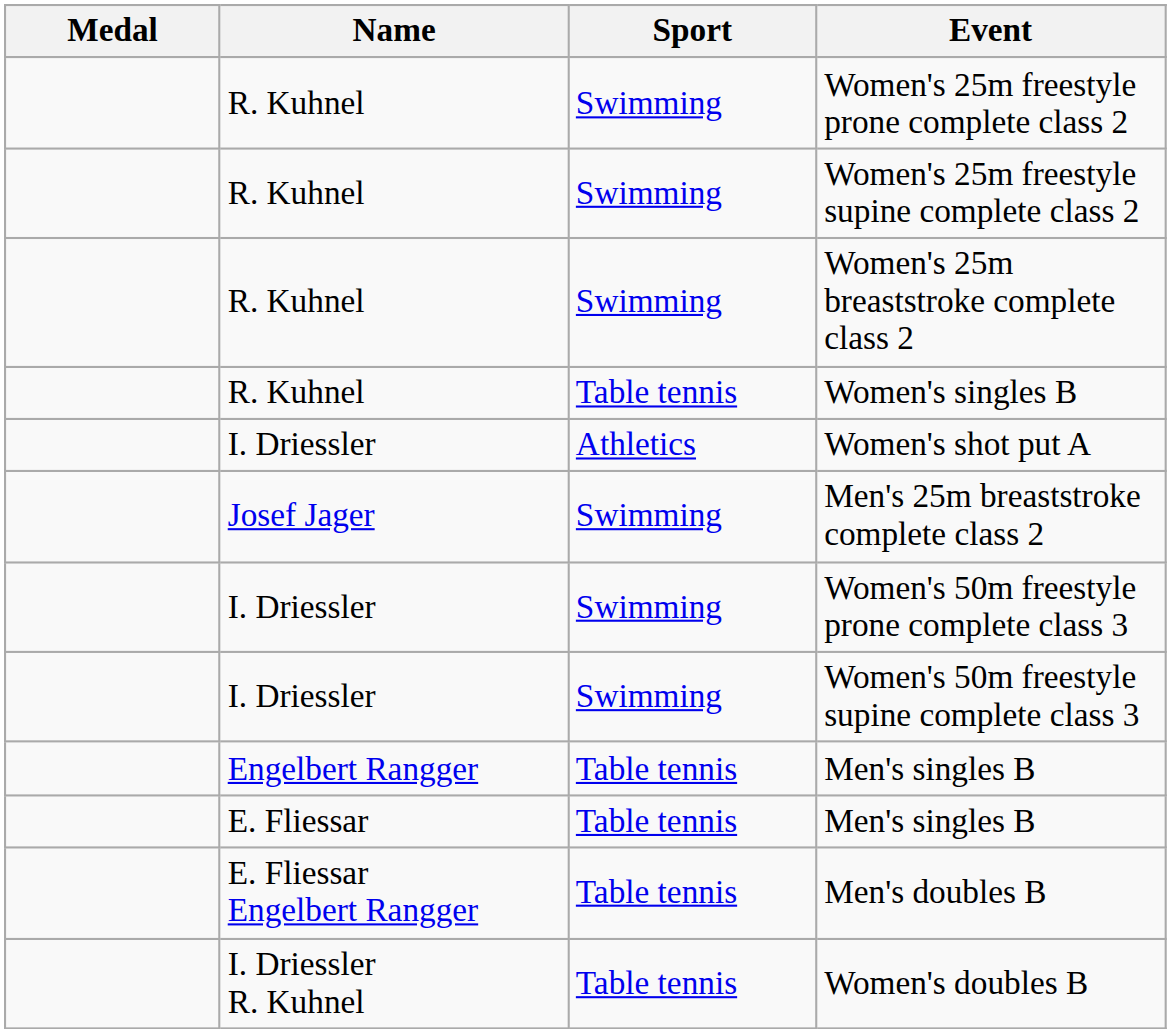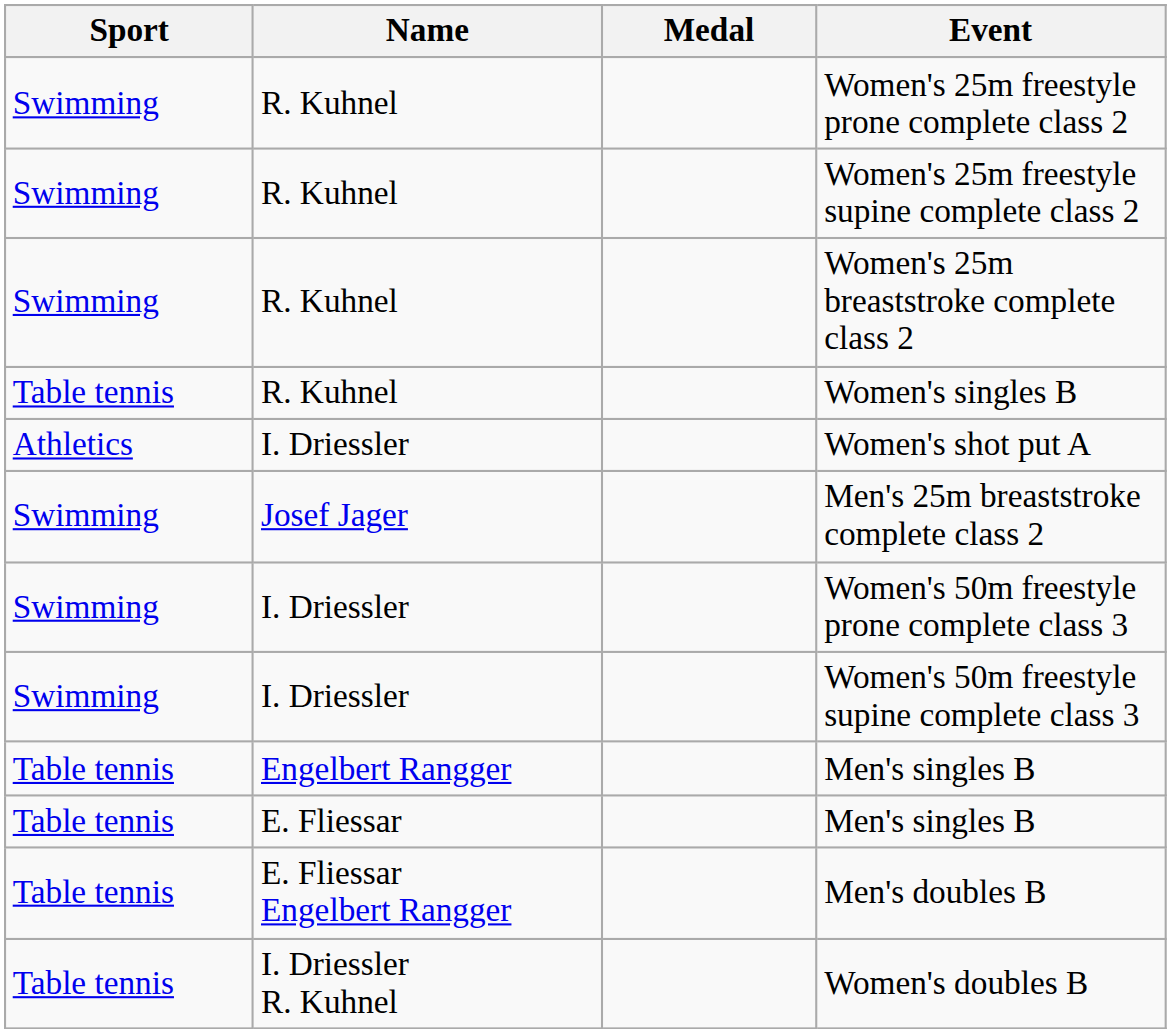columns swapped: (113, 30) <-> (692, 30)
